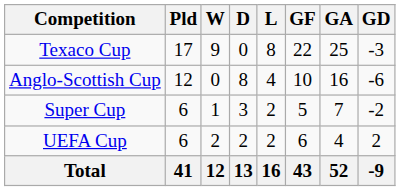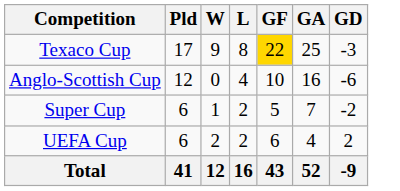- column: (243, 19)
(303, 49) no background -> (275, 49) gold background
